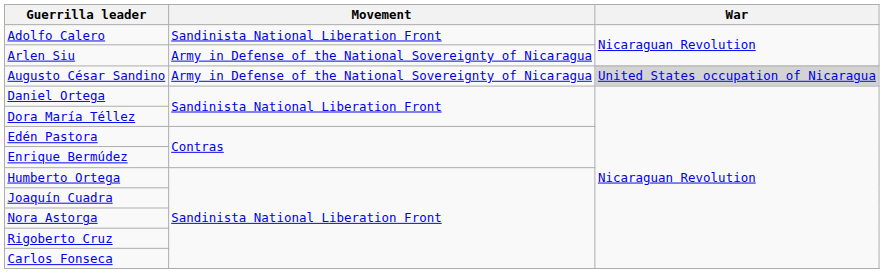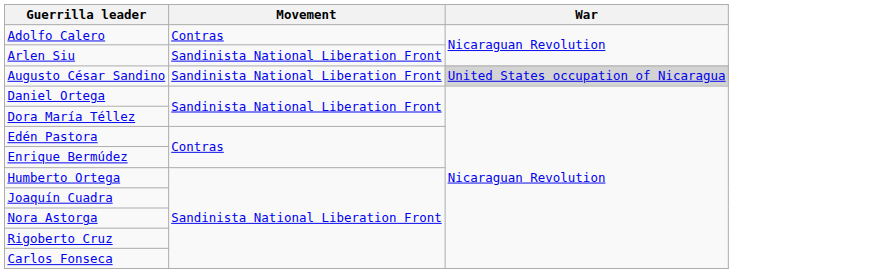(306, 35) Sandinista National Liberation Front -> (197, 35) Contras
(382, 55) Army in Defense of the National Sovereignty of Nicaragua -> (306, 55) Sandinista National Liberation Front
(382, 76) Army in Defense of the National Sovereignty of Nicaragua -> (306, 76) Sandinista National Liberation Front
